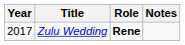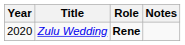(20, 31) 2017 -> (20, 31) 2020
